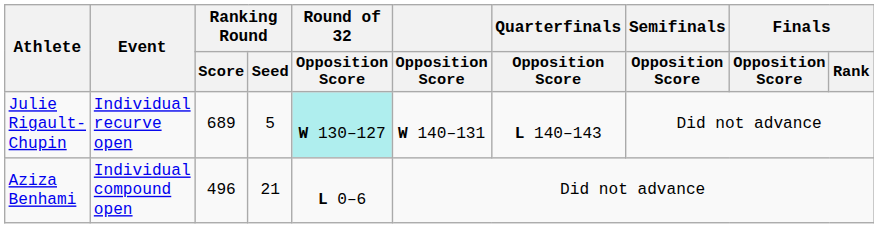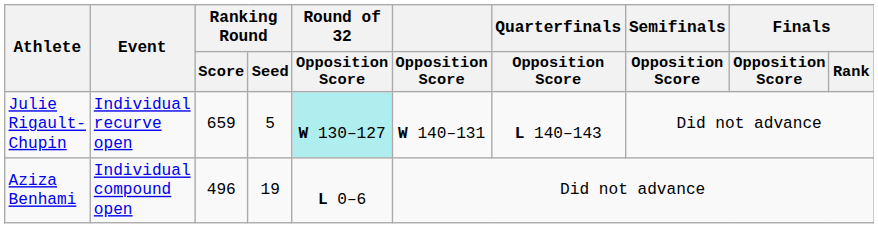(221, 124) 689 -> (221, 124) 659
(270, 190) 21 -> (270, 190) 19
